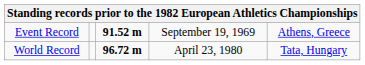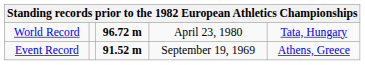rows swapped: (47, 50) <-> (47, 32)
